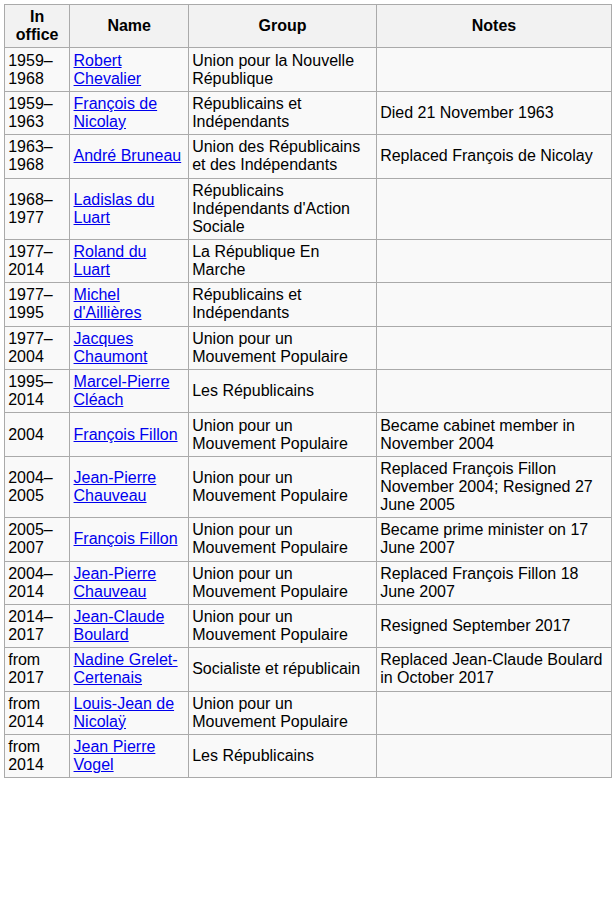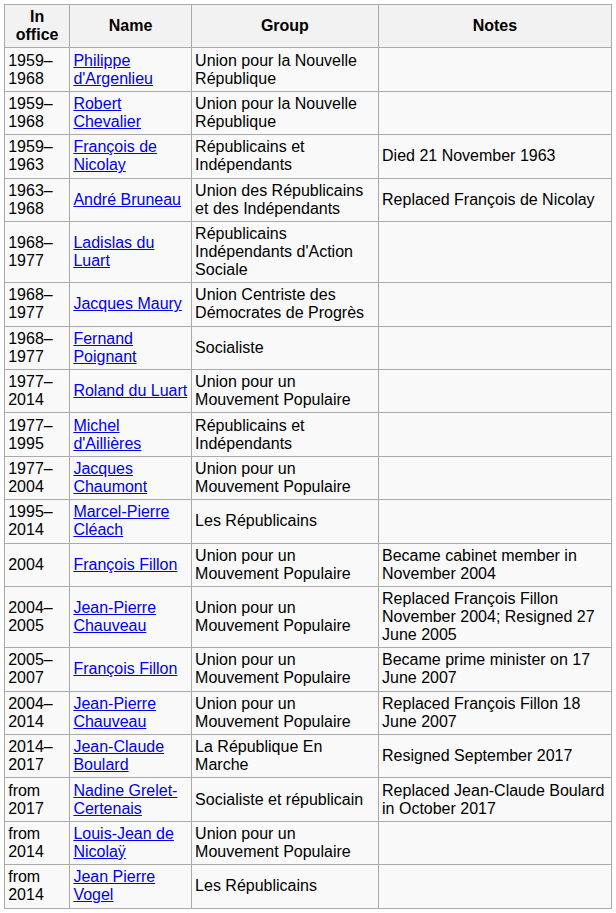+ row: (30, 69)
+ row: (30, 304)
+ row: (30, 347)
(256, 261) La République En Marche -> (273, 391) Union pour un Mouvement Populaire
(270, 626) Union pour un Mouvement Populaire -> (259, 756) La République En Marche
